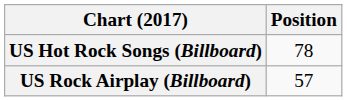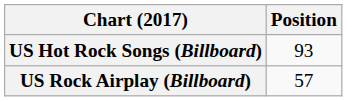(304, 50) 78 -> (304, 50) 93
